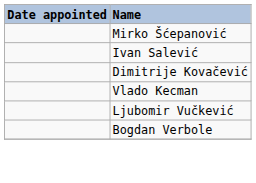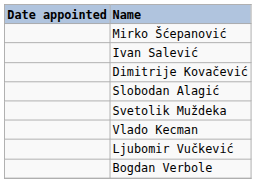+ row: (166, 91)
+ row: (170, 110)
